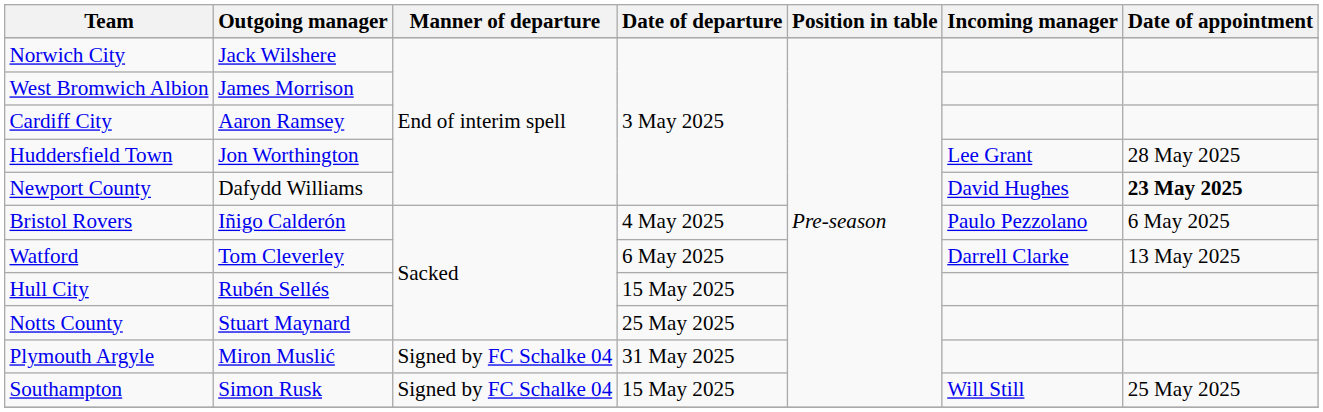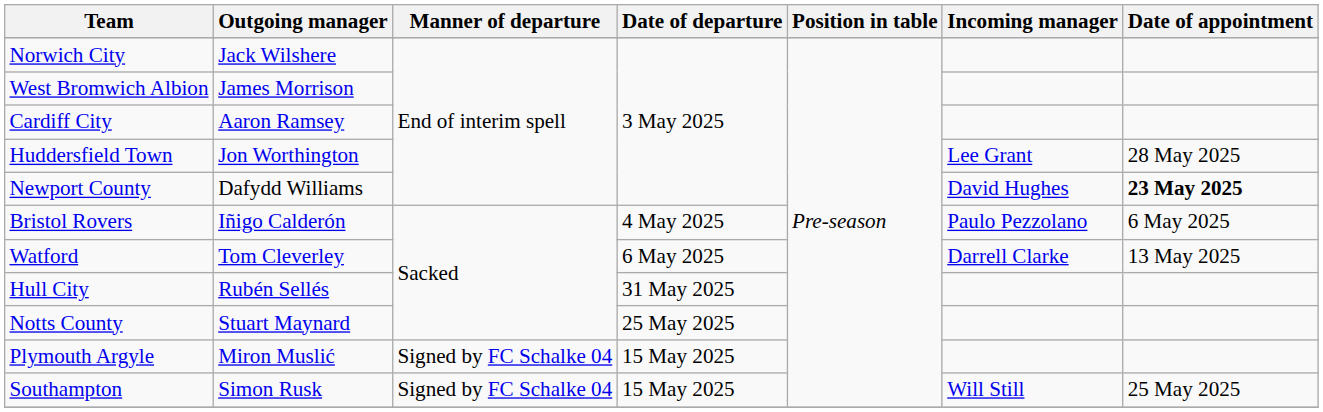(678, 289) 15 May 2025 -> (678, 289) 31 May 2025
(678, 356) 31 May 2025 -> (678, 356) 15 May 2025
